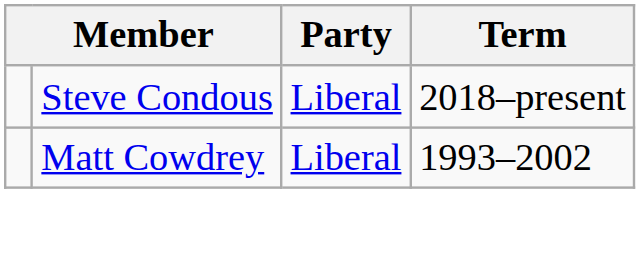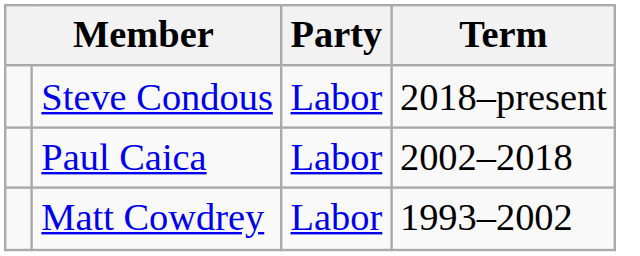(346, 95) Liberal -> (336, 95) Labor
+ row: (124, 156)
(346, 156) Liberal -> (336, 217) Labor
